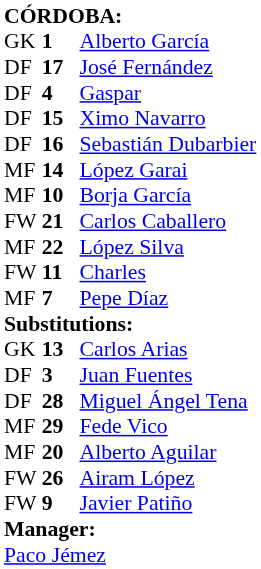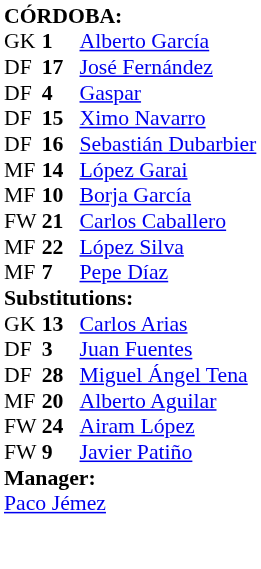- row: (113, 272)
- row: (124, 426)
(53, 477) 26 -> (53, 426) 24
